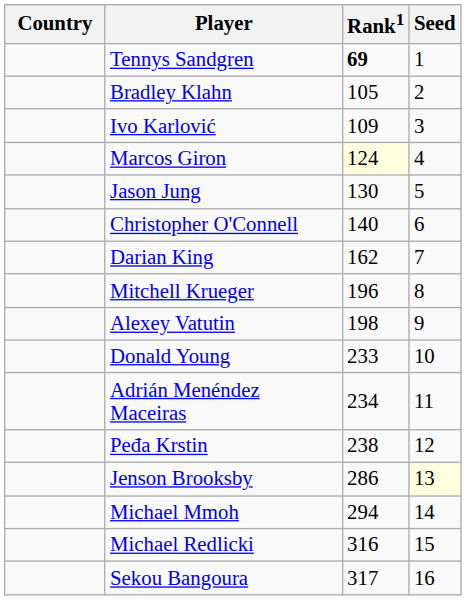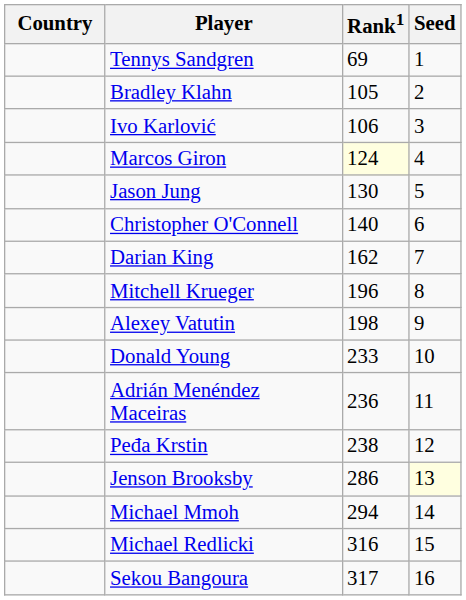(358, 59) bold -> (358, 59) normal
(363, 125) 109 -> (363, 125) 106
(363, 401) 234 -> (363, 401) 236
